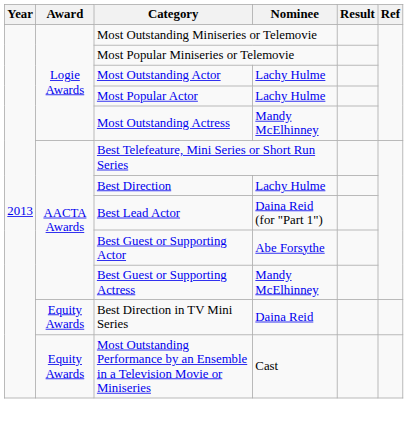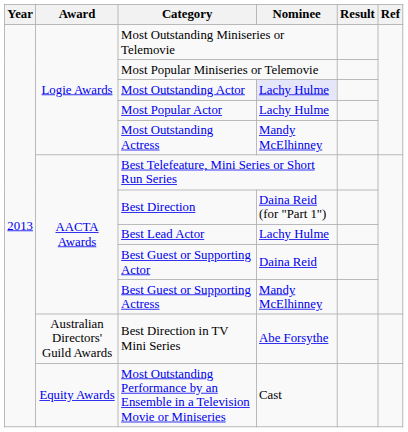(290, 75) no background -> (294, 89) lavender background
(290, 185) Lachy Hulme -> (293, 207) Daina Reid (for "Part 1")
(289, 213) Daina Reid (for "Part 1") -> (294, 234) Lachy Hulme
(290, 247) Abe Forsythe -> (288, 262) Daina Reid
(65, 317) Equity Awards -> (77, 338) Australian Directors' Guild Awards
(284, 317) Daina Reid -> (294, 338) Abe Forsythe
